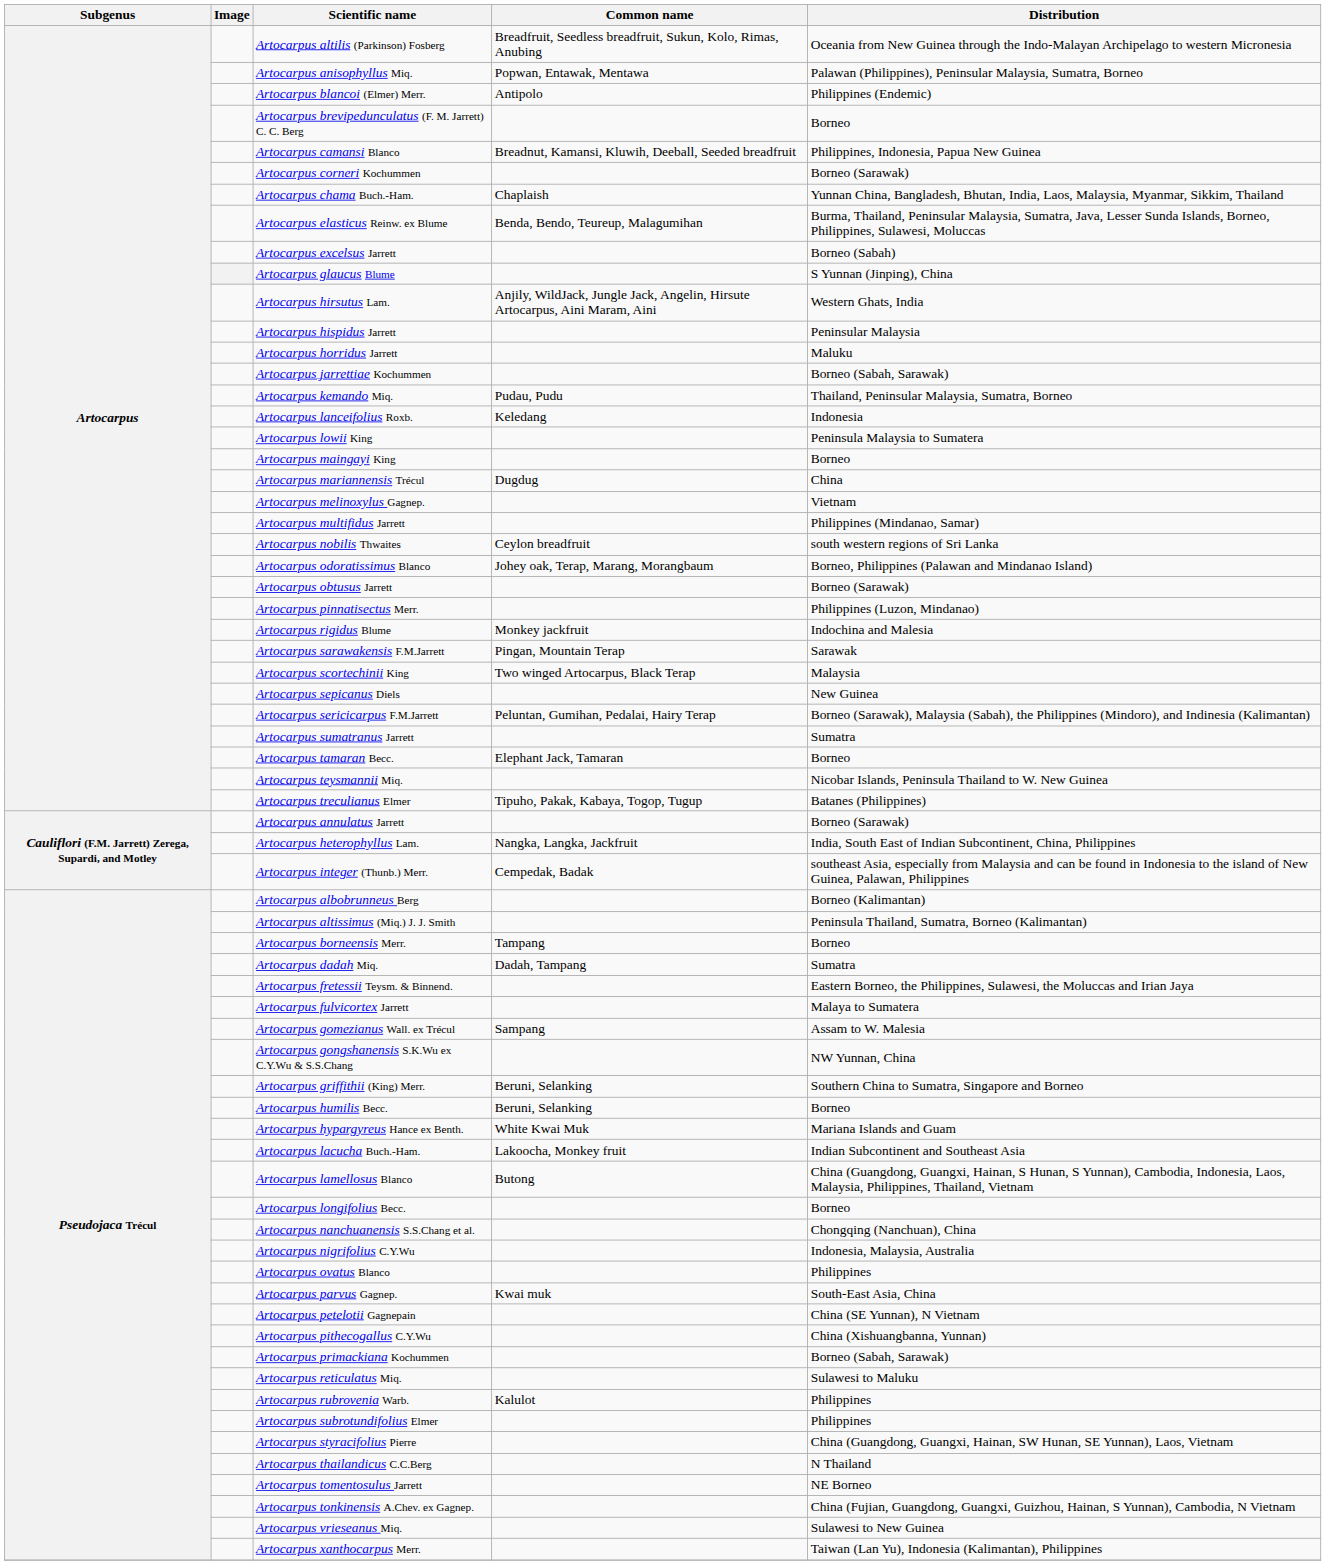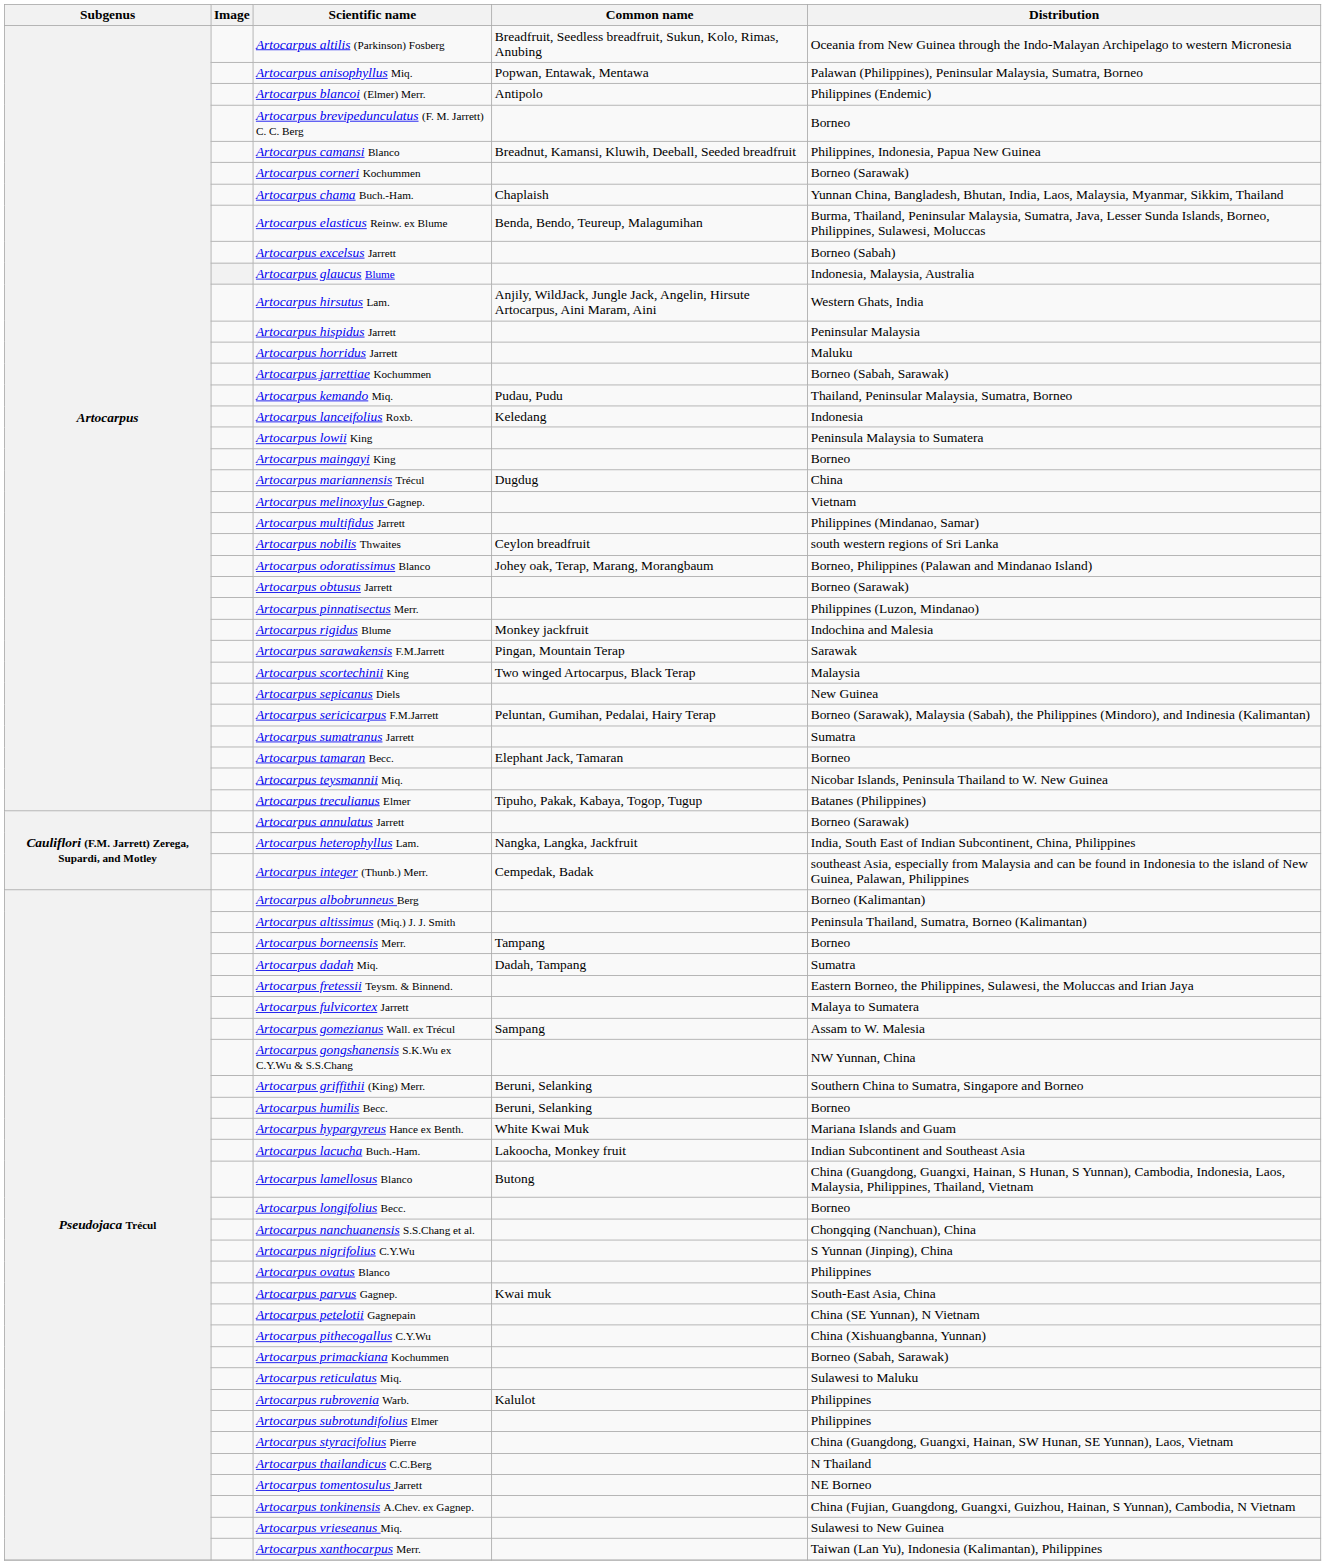(882, 273) S Yunnan (Jinping), China -> (892, 273) Indonesia, Malaysia, Australia
(892, 1250) Indonesia, Malaysia, Australia -> (882, 1250) S Yunnan (Jinping), China
